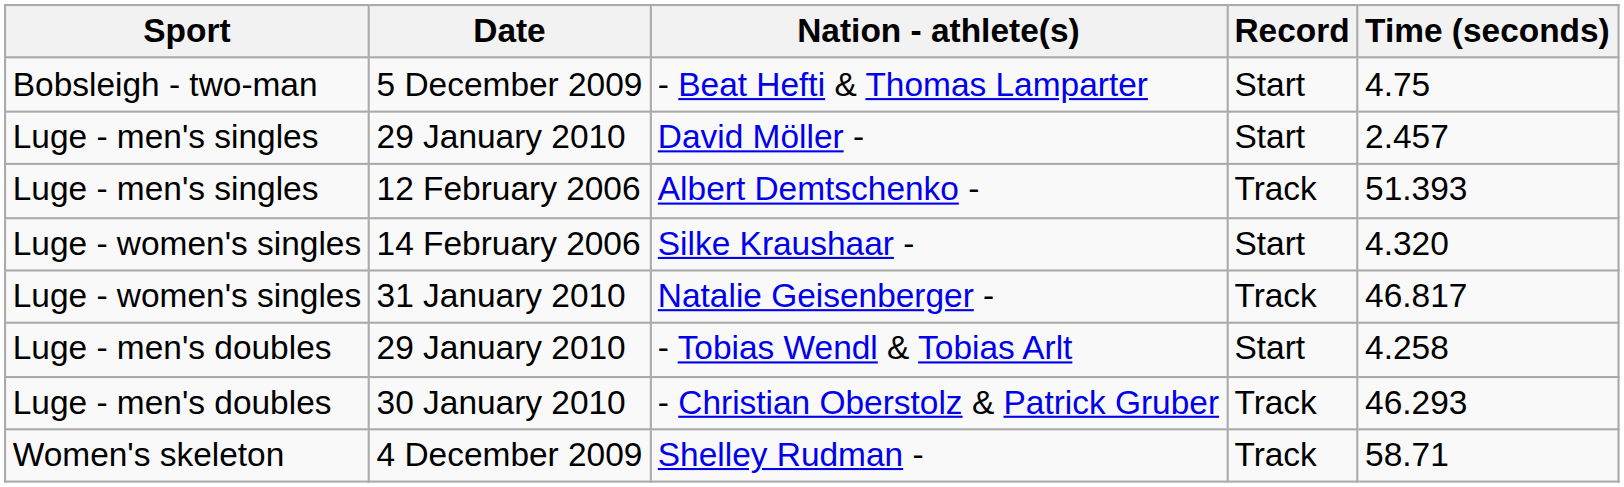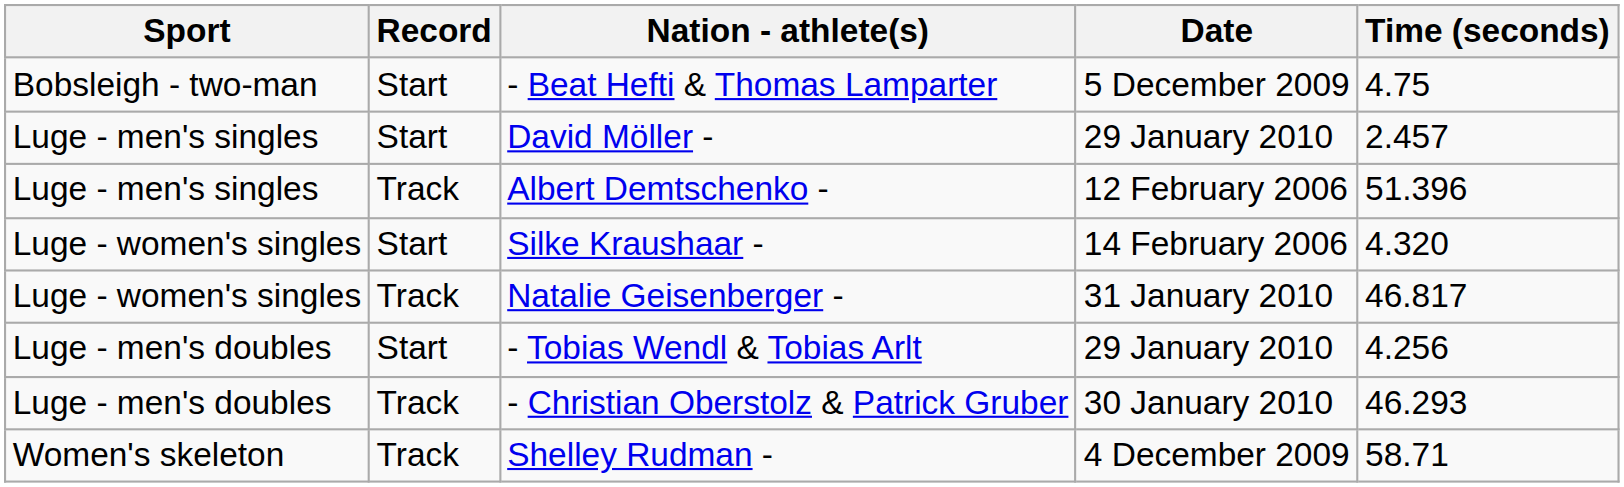columns swapped: (1292, 31) <-> (509, 31)
(1416, 190) 51.393 -> (1416, 190) 51.396
(1407, 349) 4.258 -> (1407, 349) 4.256
